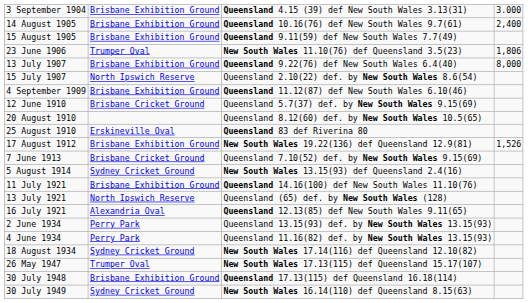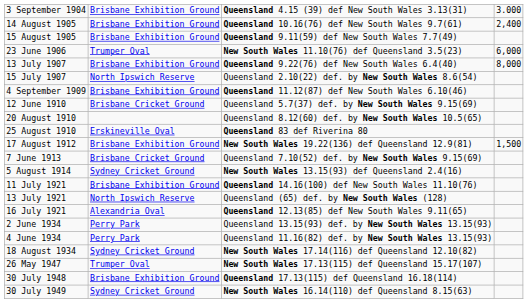(509, 51) 1,806 -> (509, 51) 6,000
(509, 145) 1,526 -> (509, 145) 1,500
